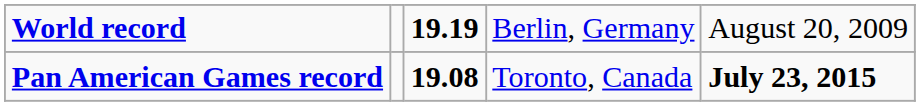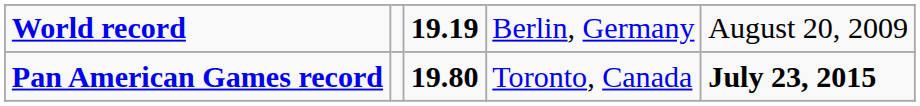(445, 76) 19.08 -> (445, 76) 19.80
